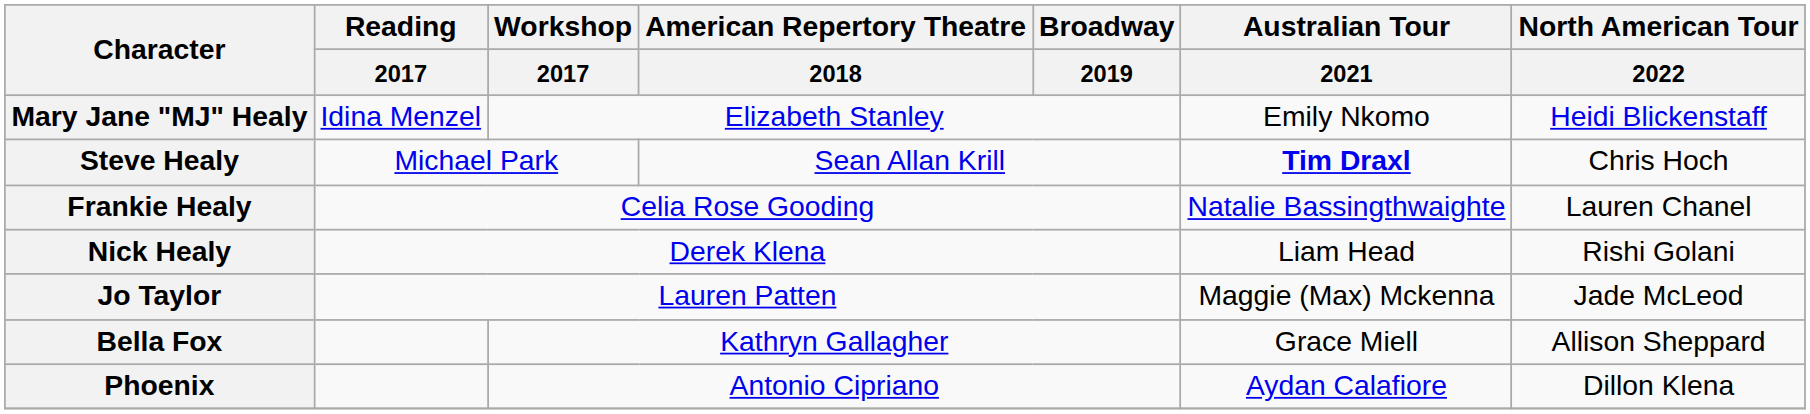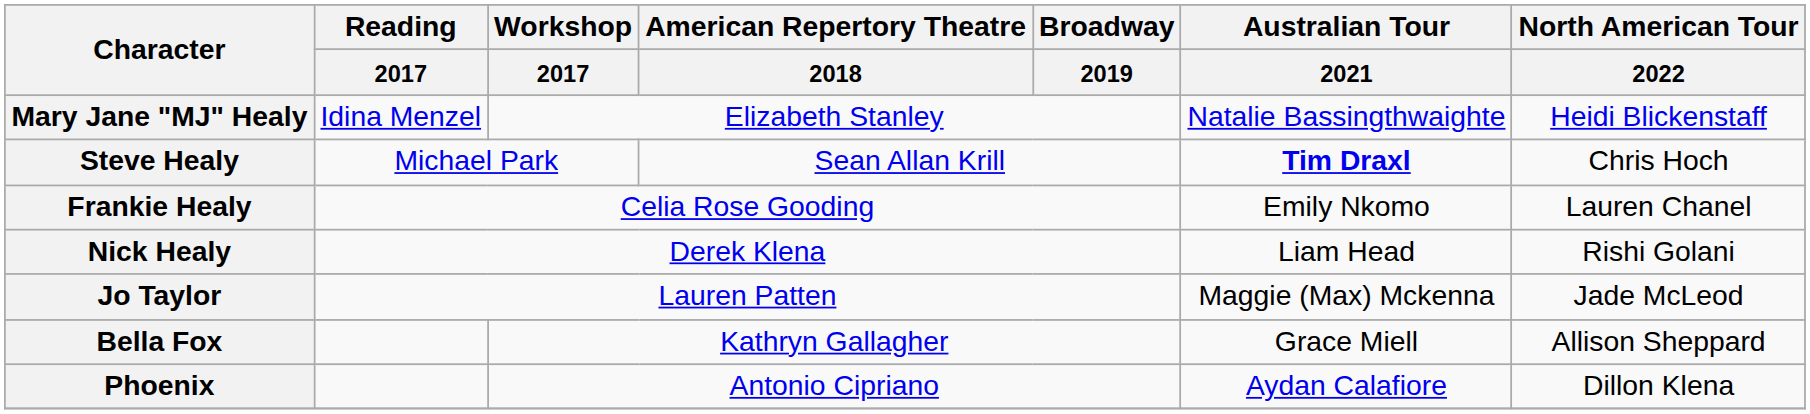(1346, 116) Emily Nkomo -> (1346, 116) Natalie Bassingthwaighte
(1346, 206) Natalie Bassingthwaighte -> (1346, 206) Emily Nkomo
